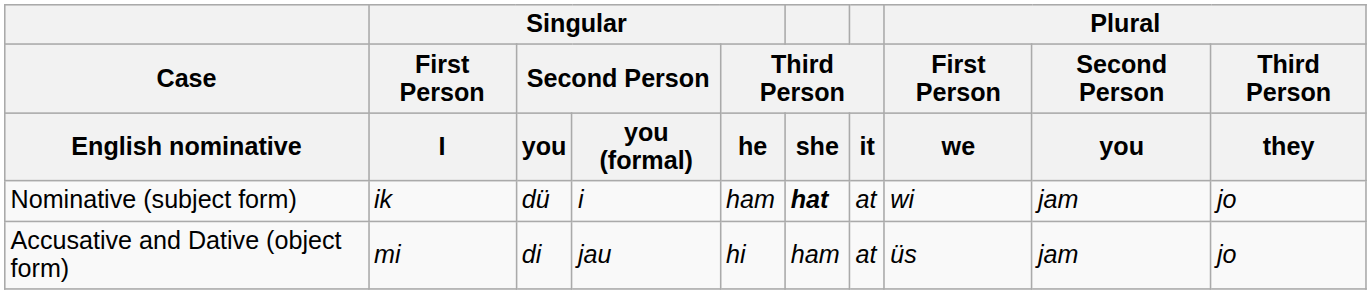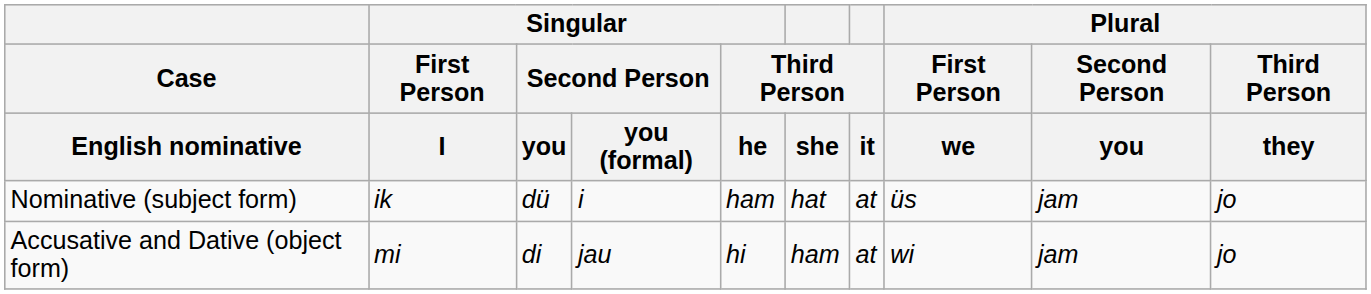(810, 200) bold -> (808, 200) normal
(902, 200) wi -> (904, 200) üs
(904, 254) üs -> (902, 254) wi
